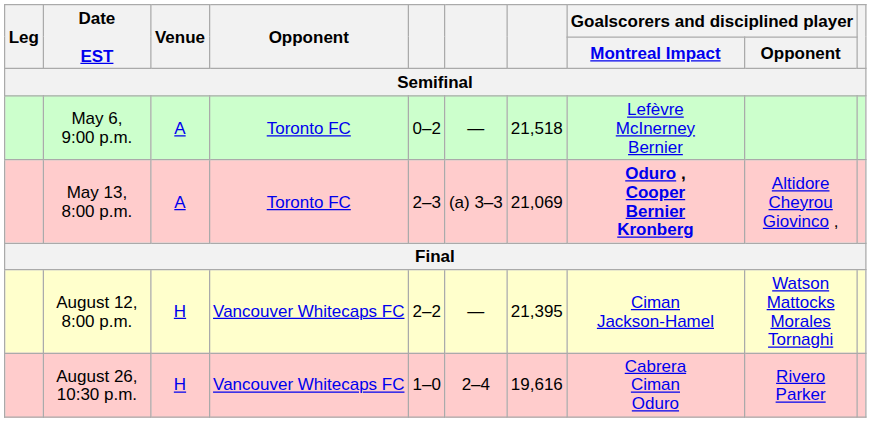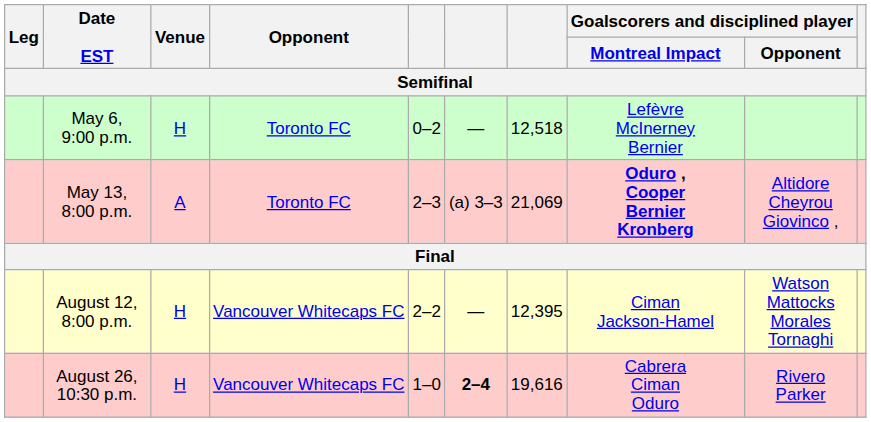(180, 127) A -> (180, 127) H
(537, 127) 21,518 -> (537, 127) 12,518
(537, 311) 21,395 -> (537, 311) 12,395
(476, 385) normal -> (476, 385) bold
